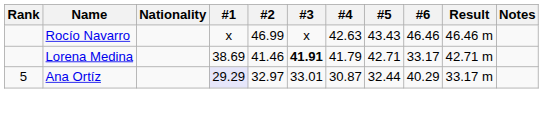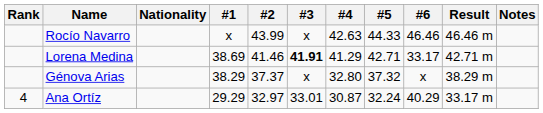(268, 35) 46.99 -> (268, 35) 43.99
(384, 35) 43.43 -> (384, 35) 44.33
(345, 56) 41.79 -> (345, 56) 41.29
+ row: (85, 77)
(23, 77) 5 -> (23, 98) 4
(229, 77) lavender background -> (229, 98) no background
(384, 77) 32.44 -> (384, 98) 32.24
